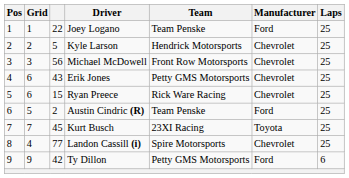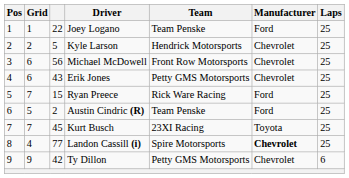(29, 61) 3 -> (29, 61) 6
(29, 94) 6 -> (29, 94) 7
(274, 94) Chevrolet -> (264, 94) Ford
(274, 143) normal -> (275, 143) bold
(264, 160) Ford -> (274, 160) Chevrolet
